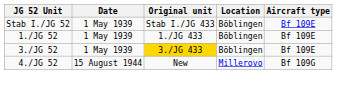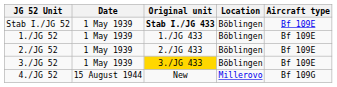(180, 24) normal -> (180, 24) bold
+ row: (38, 50)
